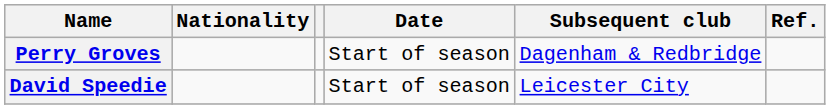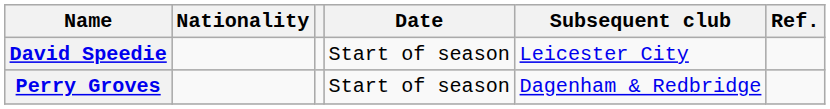rows swapped: (88, 54) <-> (88, 87)
